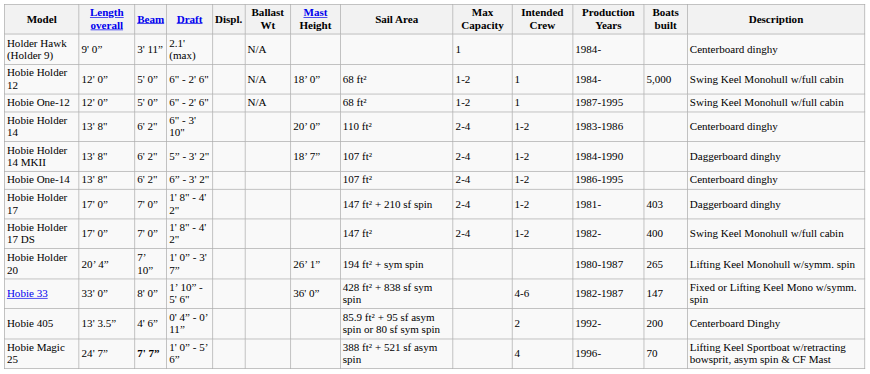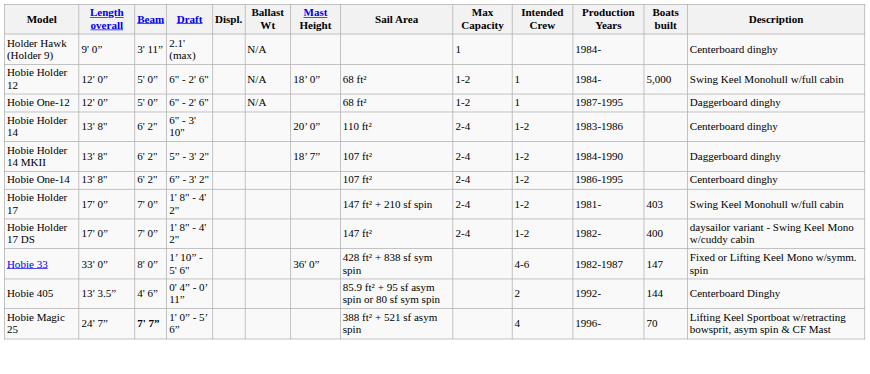(767, 103) Swing Keel Monohull w/full cabin -> (735, 103) Daggerboard dinghy
(735, 204) Daggerboard dinghy -> (767, 204) Swing Keel Monohull w/full cabin
(767, 234) Swing Keel Monohull w/full cabin -> (772, 234) daysailor variant - Swing Keel Mono w/cuddy cabin
- row: (37, 263)
(655, 323) 200 -> (655, 293) 144
